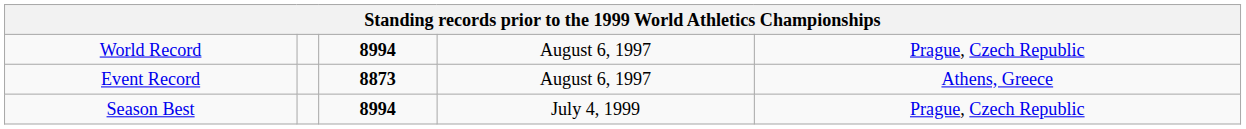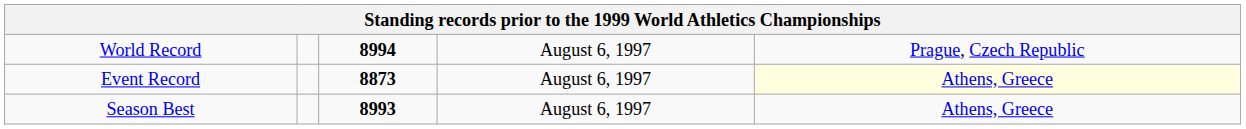(997, 78) no background -> (997, 78) lightyellow background
(378, 108) 8994 -> (378, 108) 8993
(596, 108) July 4, 1999 -> (596, 108) August 6, 1997
(997, 108) Prague, Czech Republic -> (997, 108) Athens, Greece
